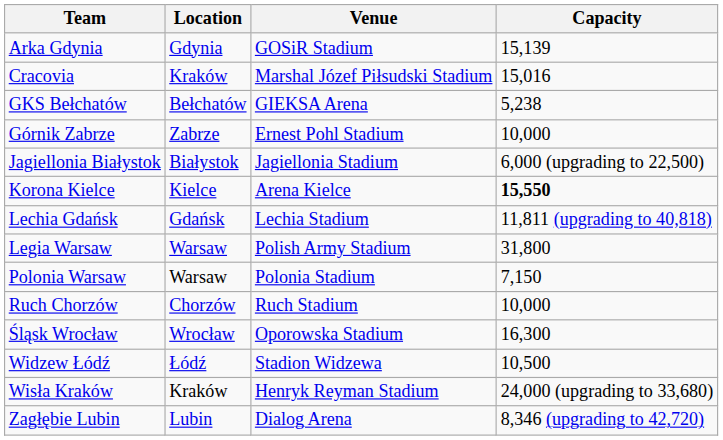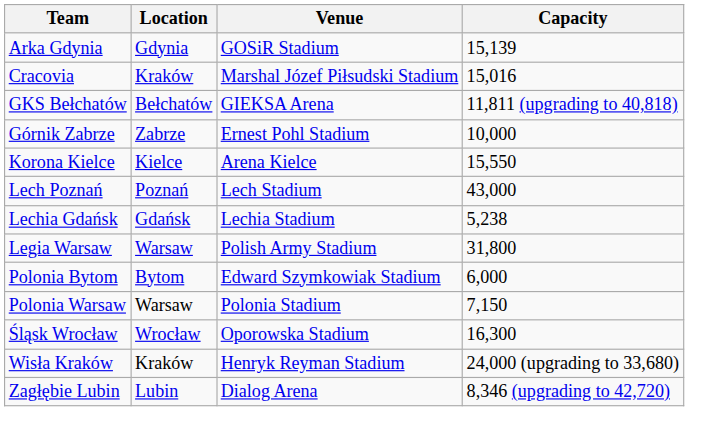(521, 104) 5,238 -> (572, 104) 11,811 (upgrading to 40,818)
- row: (85, 162)
(526, 190) bold -> (491, 162) normal
+ row: (56, 190)
(606, 219) 11,811 (upgrading to 40,818) -> (487, 219) 5,238
+ row: (63, 276)
- row: (63, 305)
- row: (59, 362)
